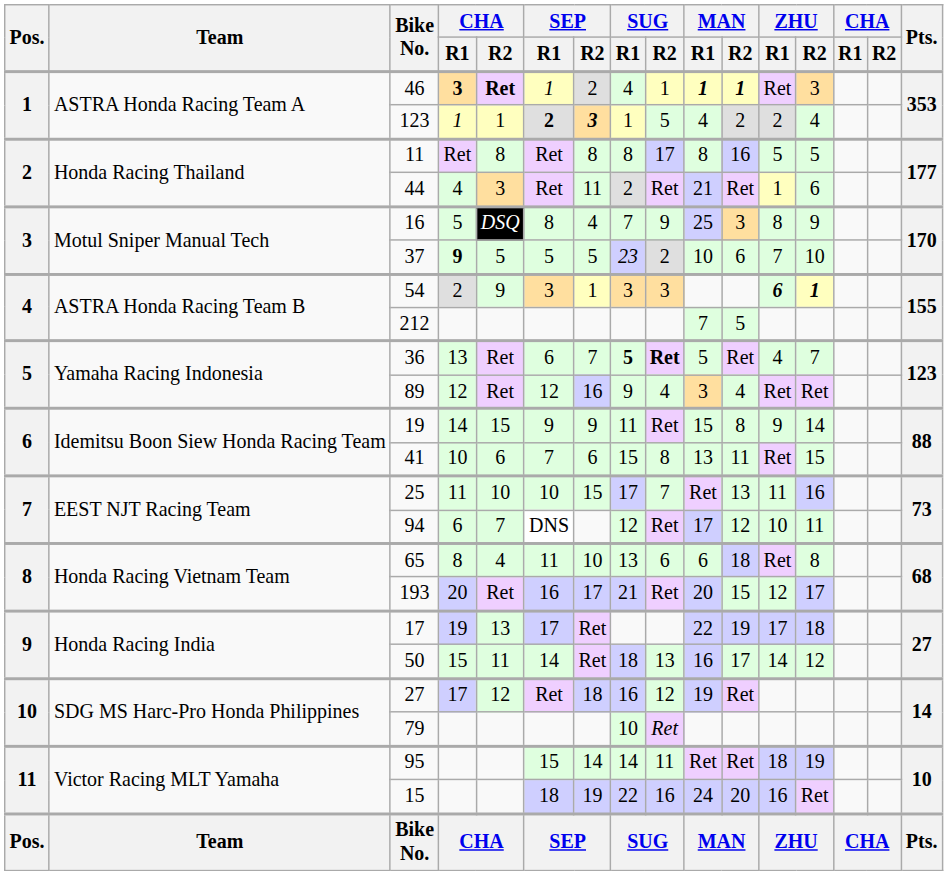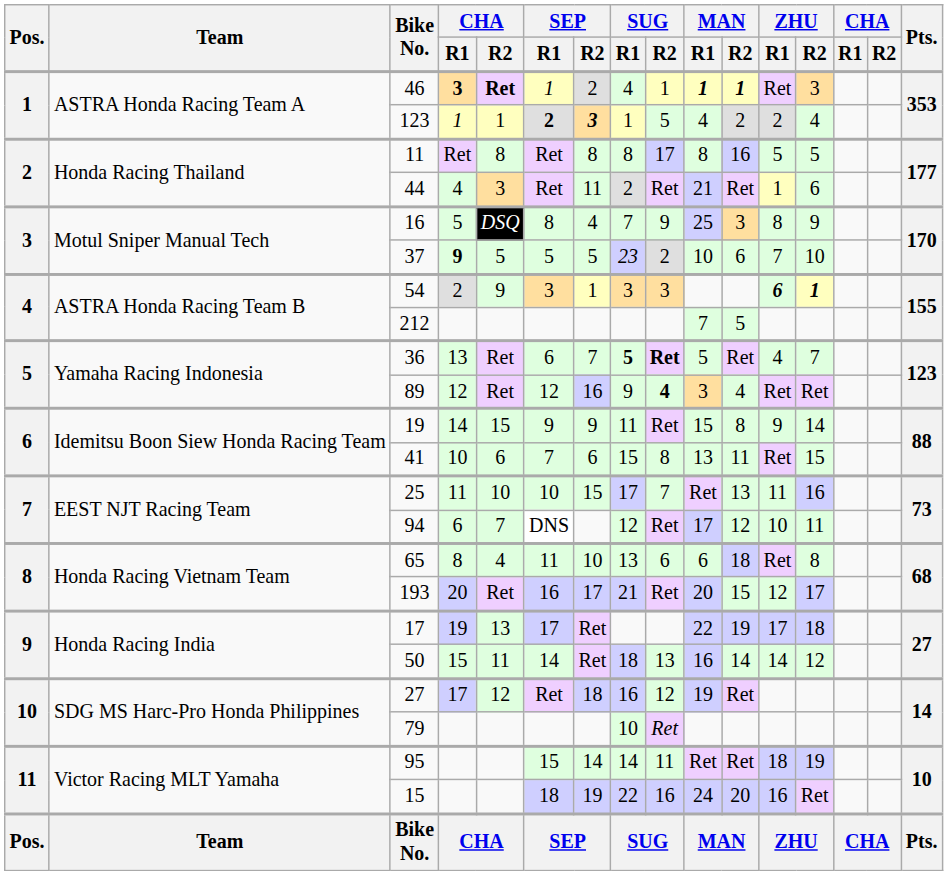(665, 390) normal -> (665, 390) bold
(740, 660) 17 -> (740, 660) 14
